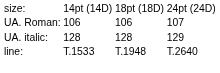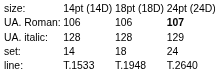(175, 23) normal -> (175, 23) bold
+ row: (12, 51)
